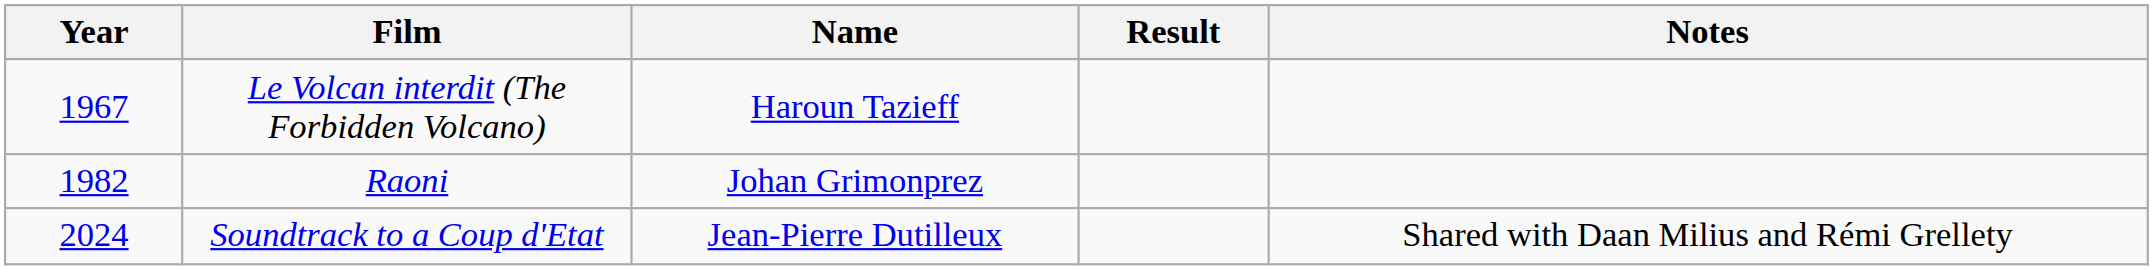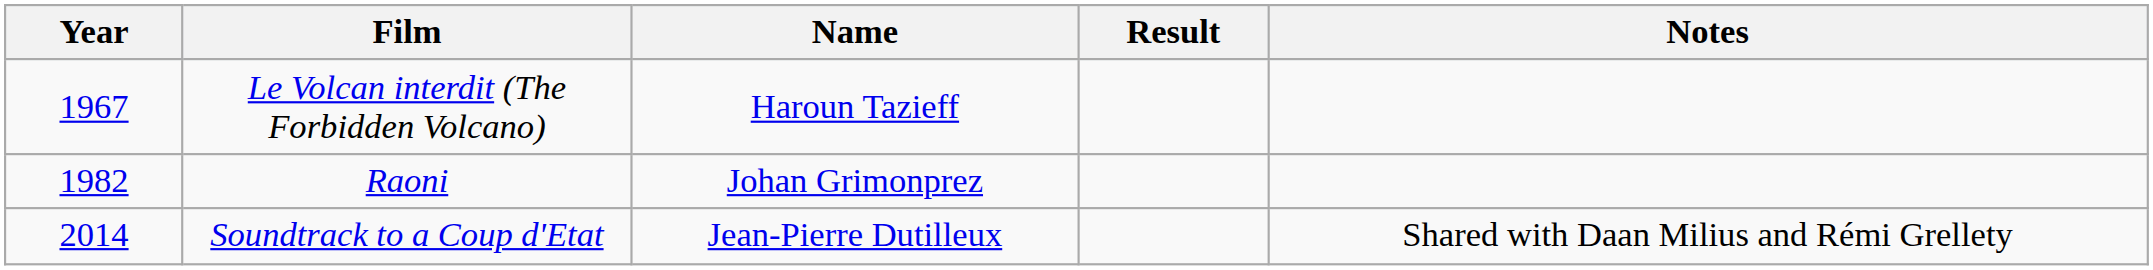(94, 235) 2024 -> (94, 235) 2014
